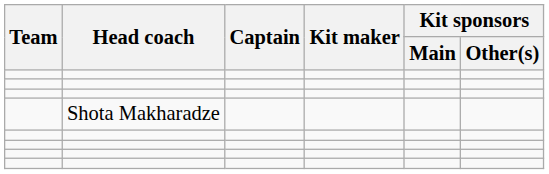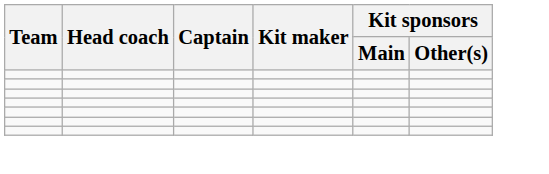- row: (33, 114)
